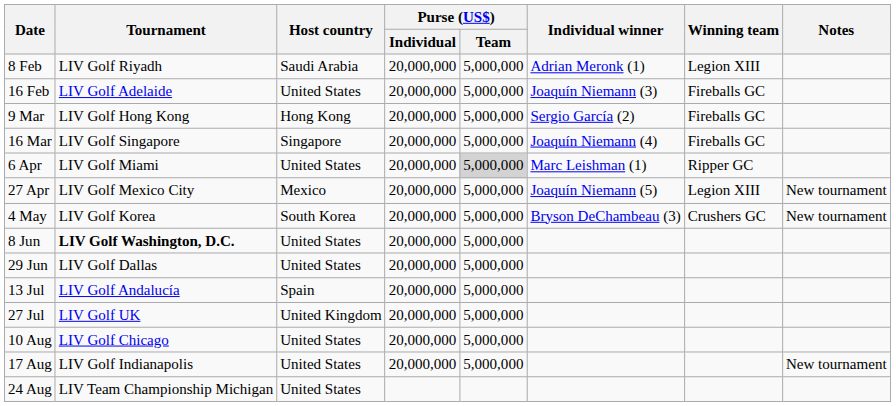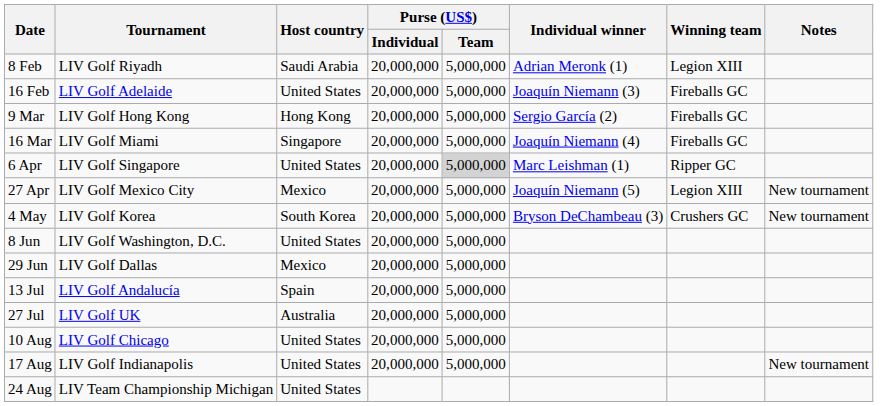(119, 141) LIV Golf Singapore -> (109, 141) LIV Golf Miami
(109, 165) LIV Golf Miami -> (119, 165) LIV Golf Singapore
(147, 240) bold -> (142, 240) normal
(320, 265) United States -> (303, 265) Mexico
(331, 314) United Kingdom -> (308, 314) Australia
